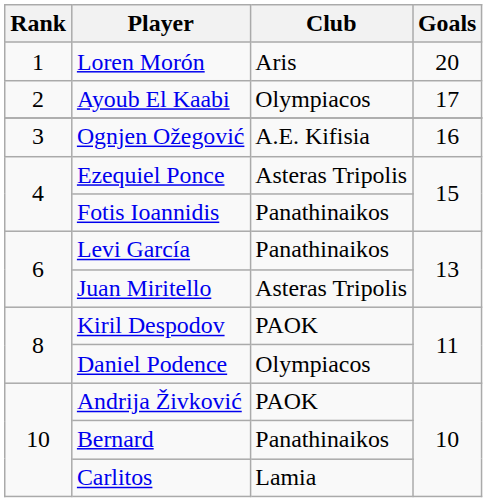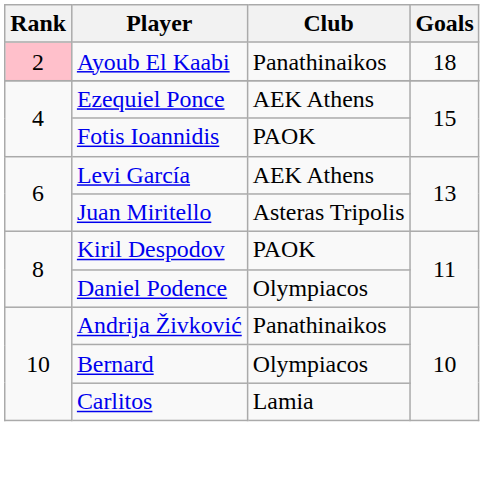- row: (141, 61)
(38, 99) no background -> (38, 61) pink background
(313, 99) Olympiacos -> (320, 61) Panathinaikos
(447, 99) 17 -> (445, 61) 18
- row: (161, 136)
(331, 174) Asteras Tripolis -> (313, 99) AEK Athens
(322, 212) Panathinaikos -> (284, 136) PAOK
(322, 250) Panathinaikos -> (313, 174) AEK Athens
(287, 401) PAOK -> (320, 325) Panathinaikos
(322, 439) Panathinaikos -> (310, 363) Olympiacos
